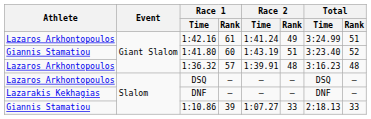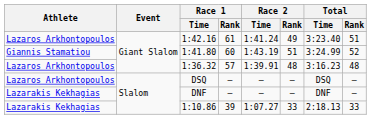(323, 38) 3:24.99 -> (323, 38) 3:23.40
(323, 52) 3:23.40 -> (323, 52) 3:24.99
(48, 107) Giannis Stamatiou -> (53, 107) Lazarakis Kekhagias
